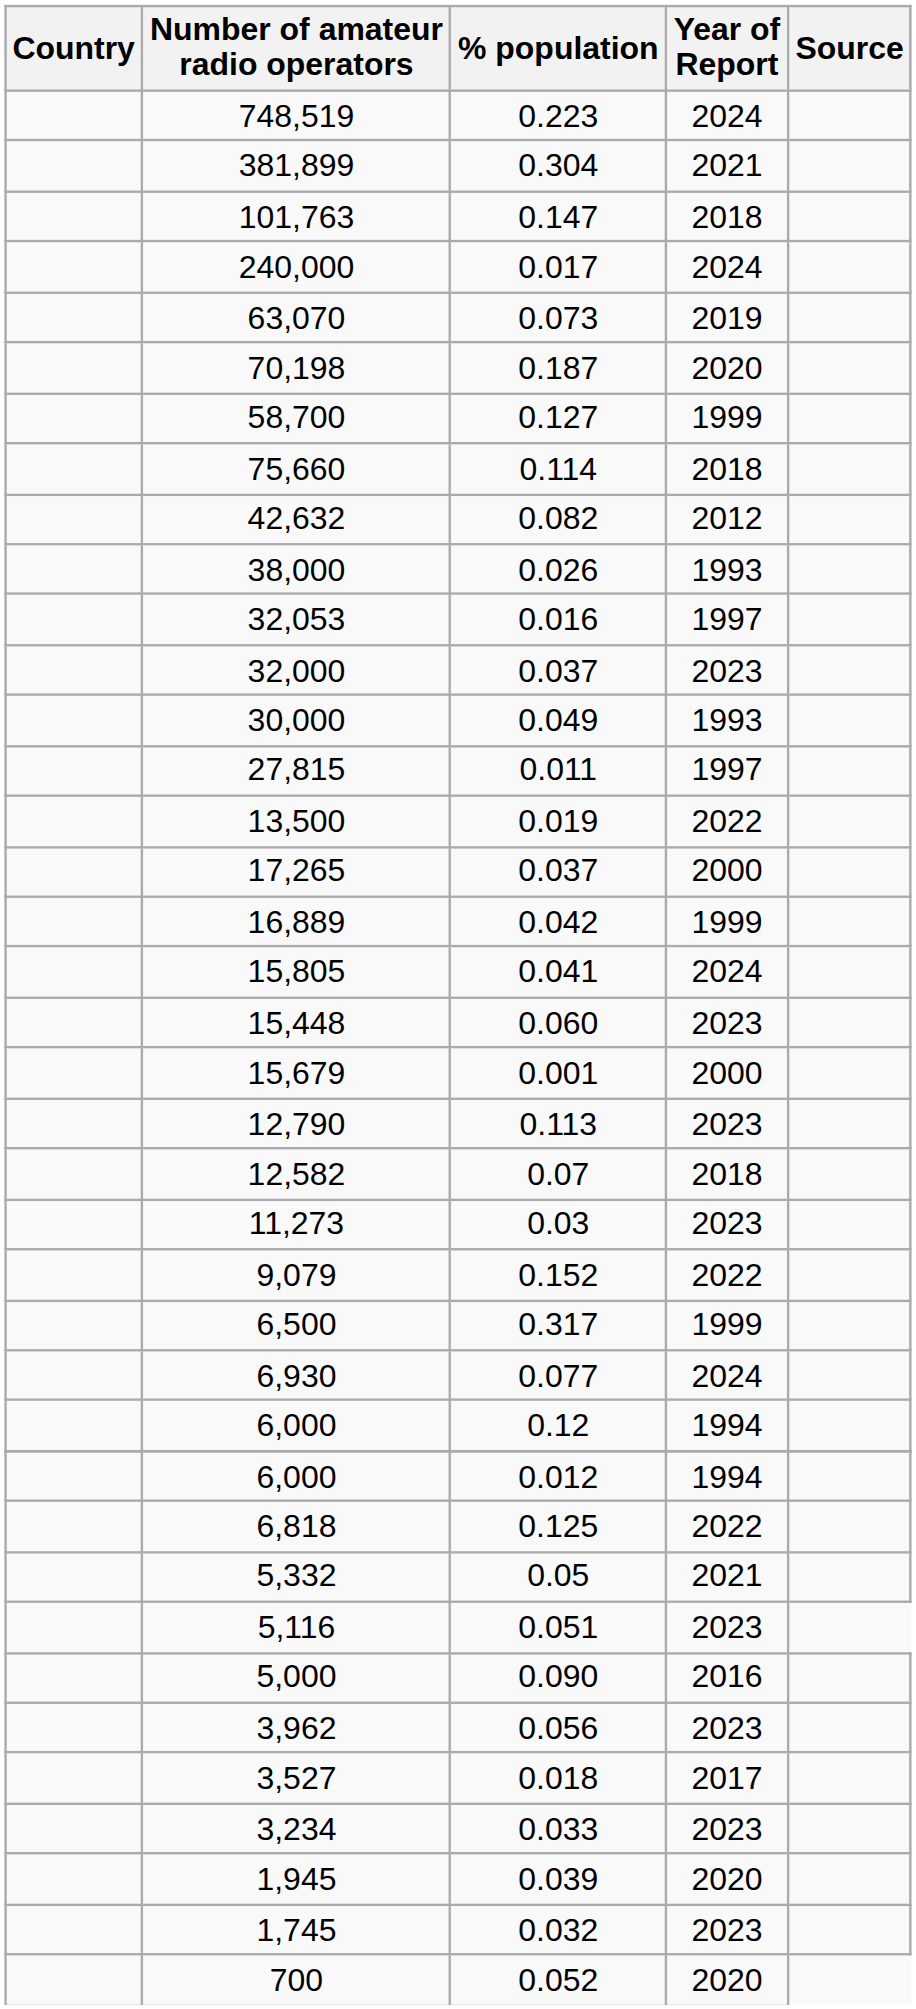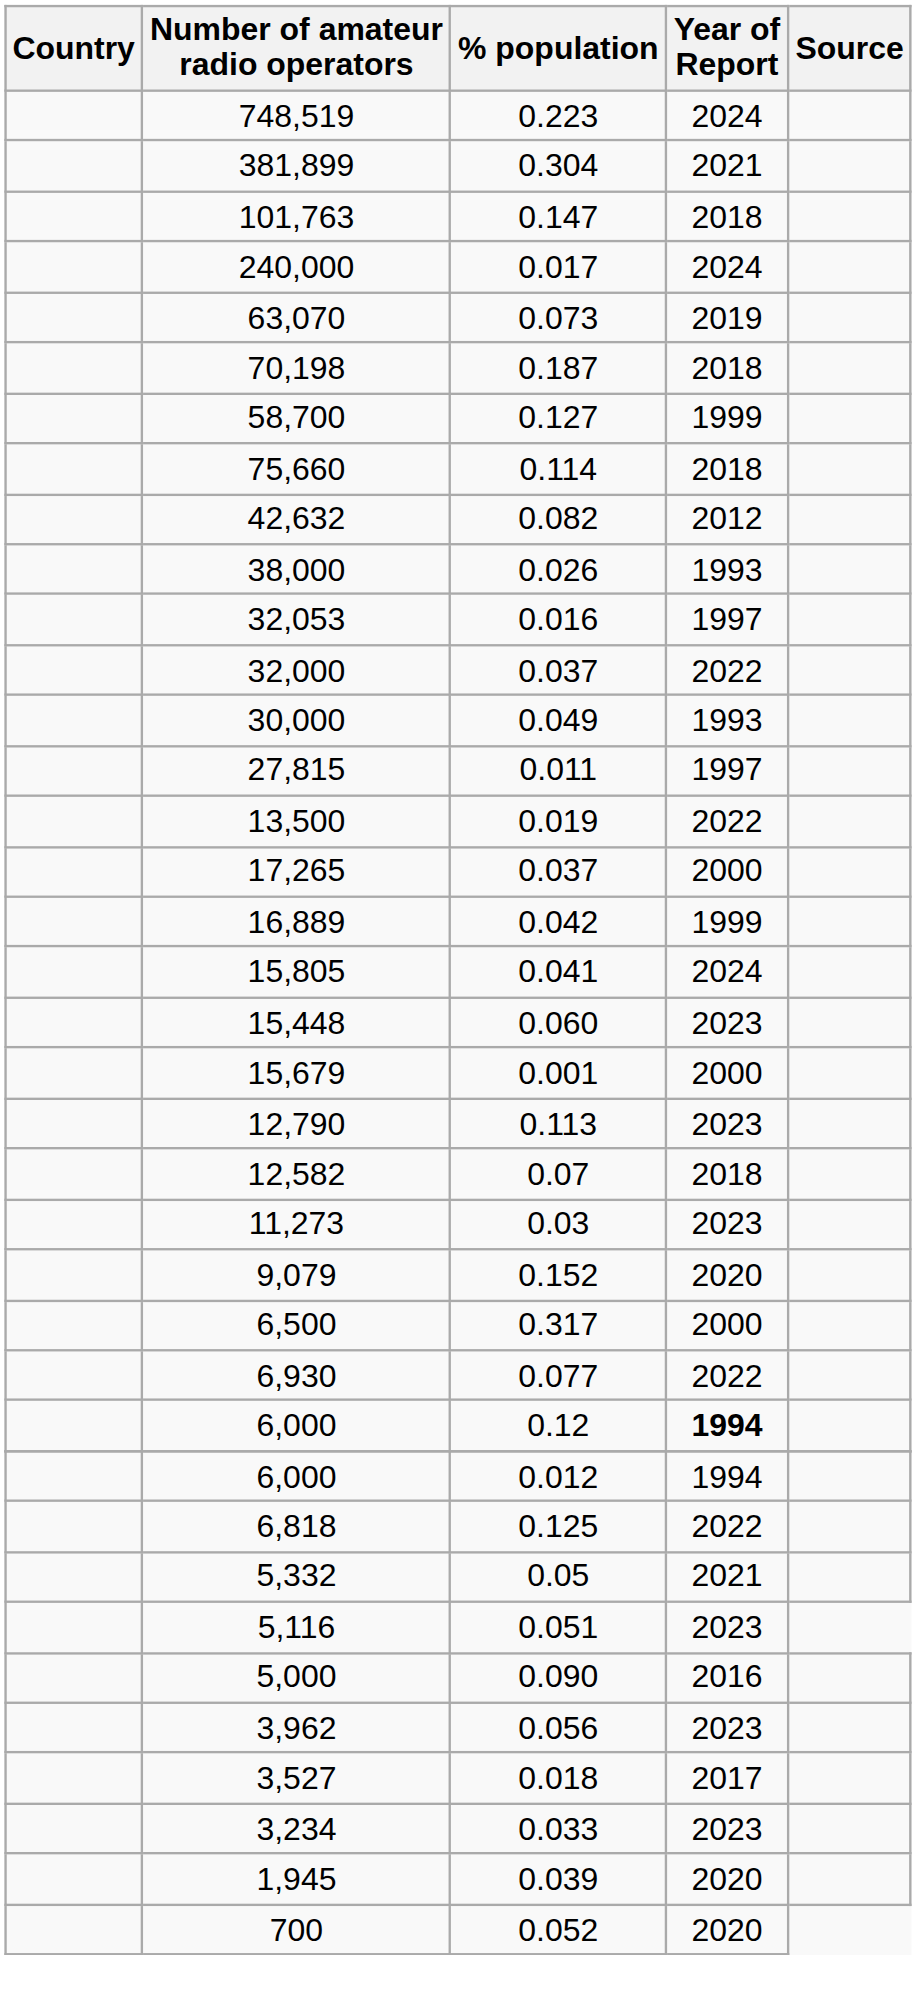(727, 368) 2020 -> (727, 368) 2018
(727, 670) 2023 -> (727, 670) 2022
(727, 1275) 2022 -> (727, 1275) 2020
(727, 1325) 1999 -> (727, 1325) 2000
(727, 1375) 2024 -> (727, 1375) 2022
(727, 1426) normal -> (727, 1426) bold
- row: (296, 1930)
